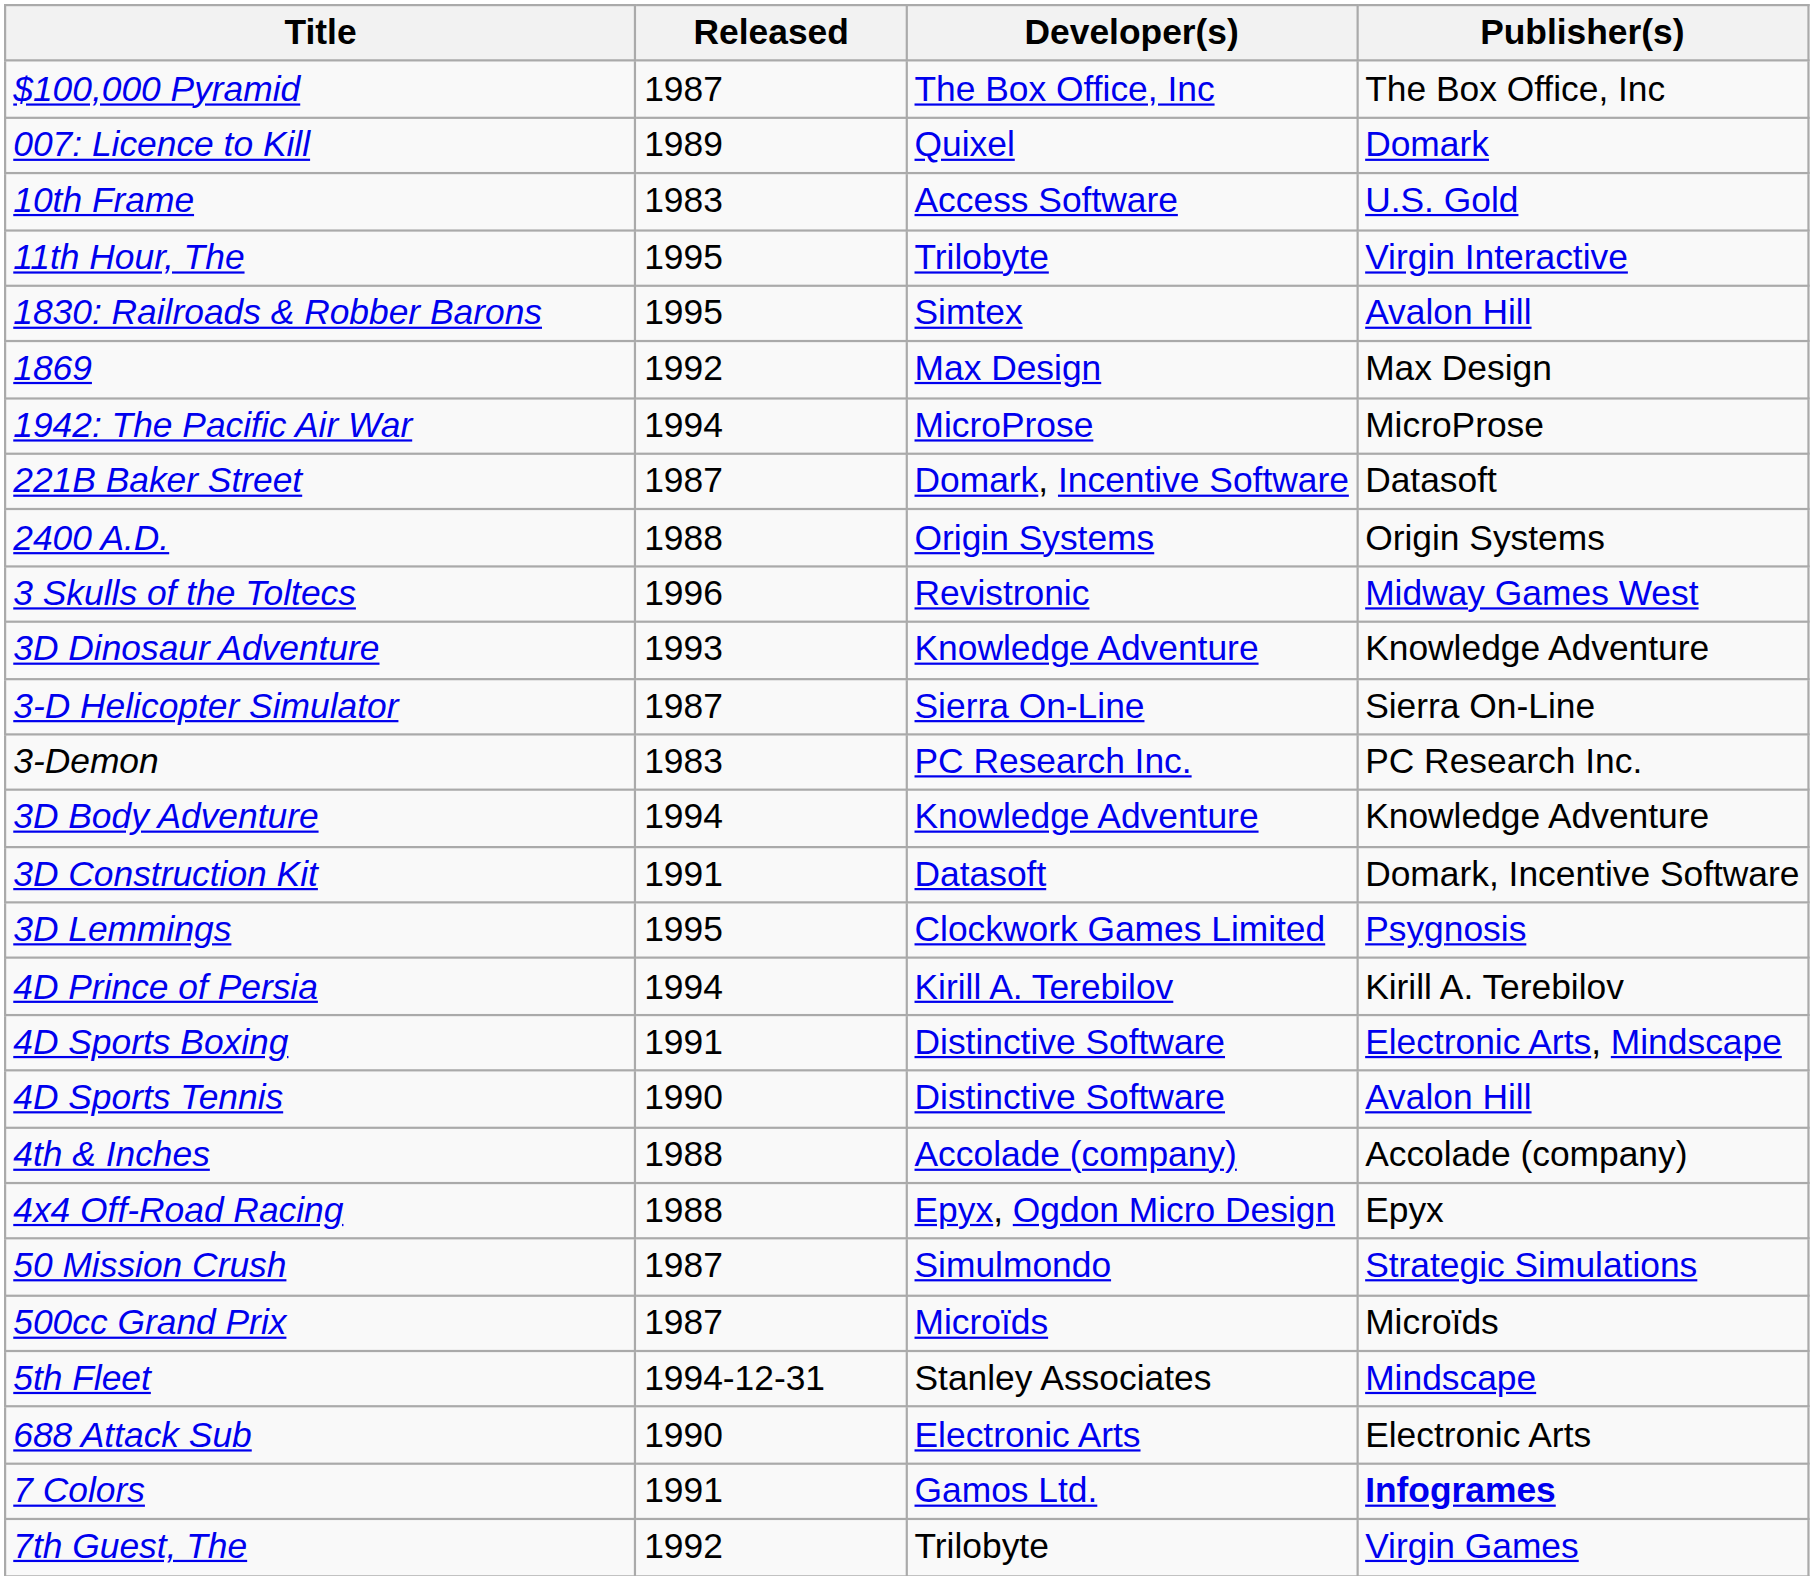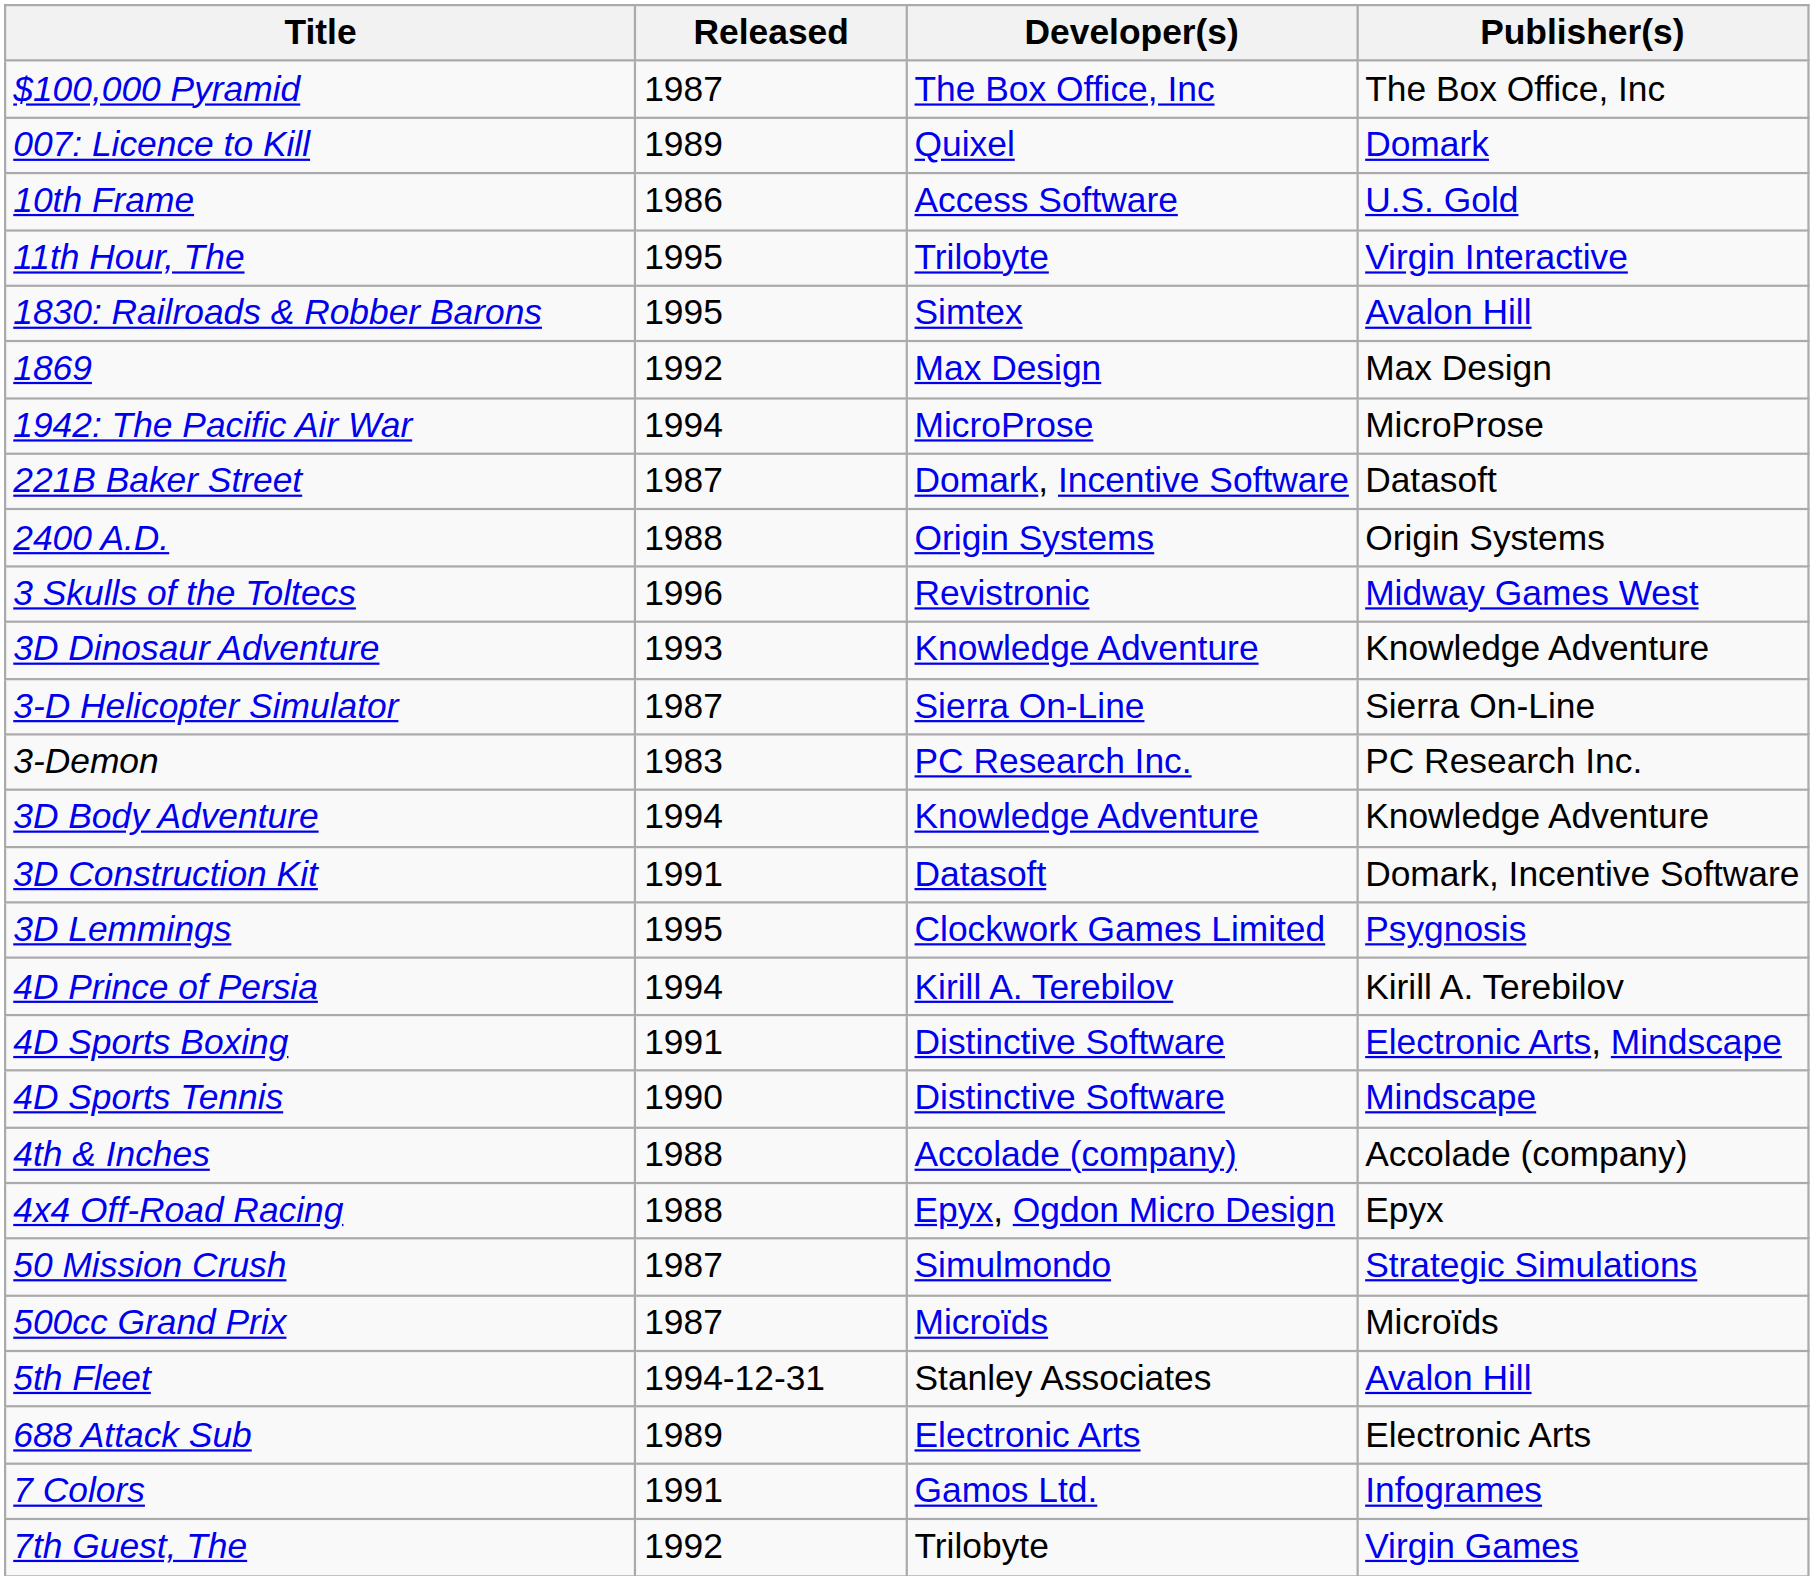(683, 200) 1983 -> (683, 200) 1986
(1448, 1098) Avalon Hill -> (1451, 1098) Mindscape
(1451, 1378) Mindscape -> (1448, 1378) Avalon Hill
(683, 1434) 1990 -> (683, 1434) 1989
(1460, 1490) bold -> (1454, 1490) normal
